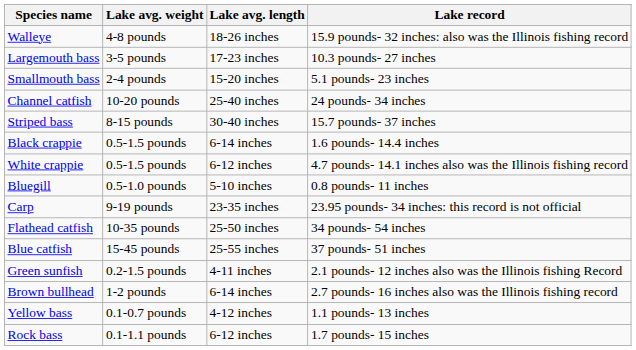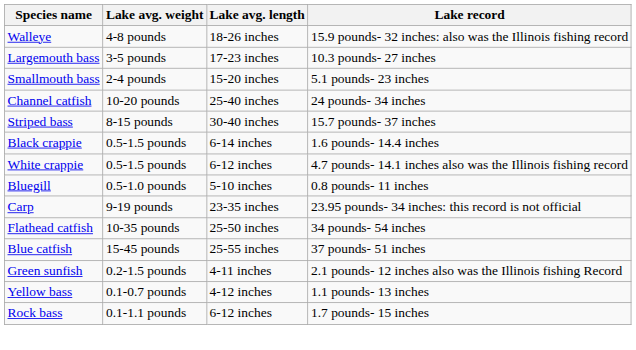- row: (51, 292)
